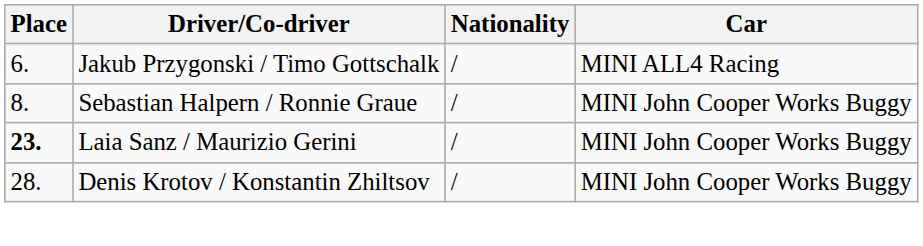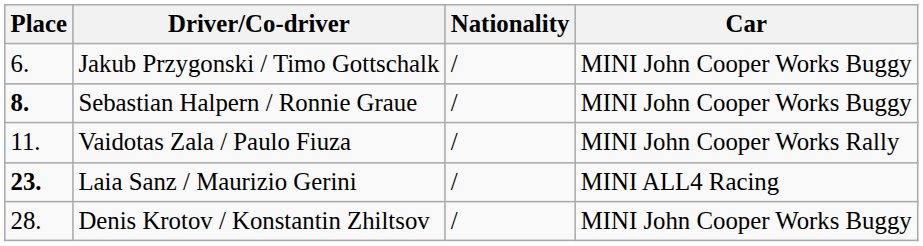(680, 63) MINI ALL4 Racing -> (746, 63) MINI John Cooper Works Buggy
(20, 102) normal -> (20, 102) bold
+ row: (215, 142)
(746, 142) MINI John Cooper Works Buggy -> (680, 181) MINI ALL4 Racing
